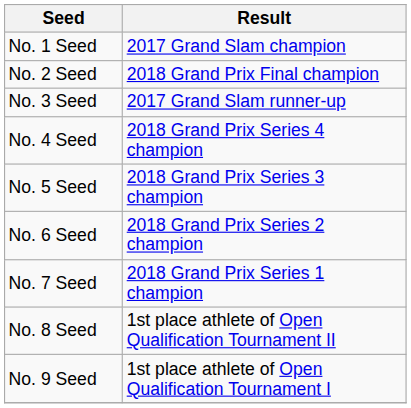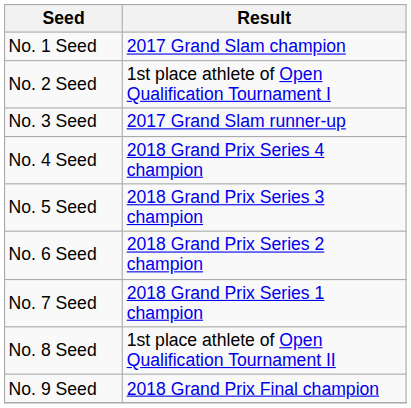(253, 74) 2018 Grand Prix Final champion -> (229, 84) 1st place athlete of Open Qualification Tournament I
(229, 378) 1st place athlete of Open Qualification Tournament I -> (253, 388) 2018 Grand Prix Final champion
